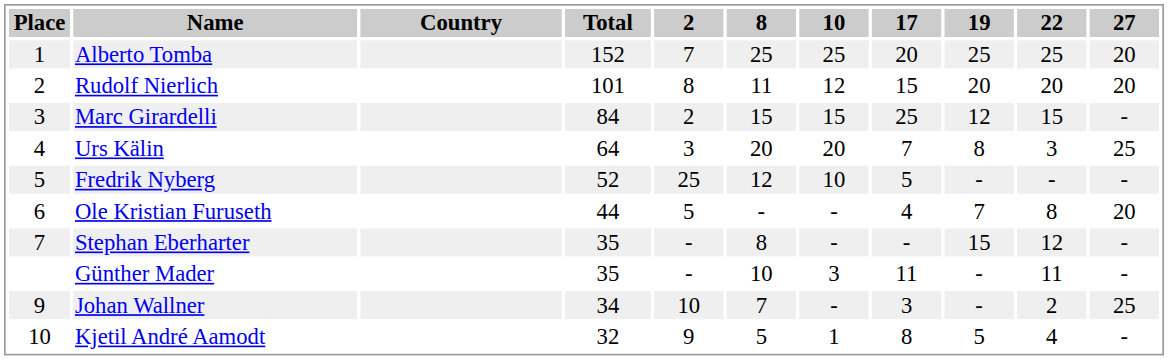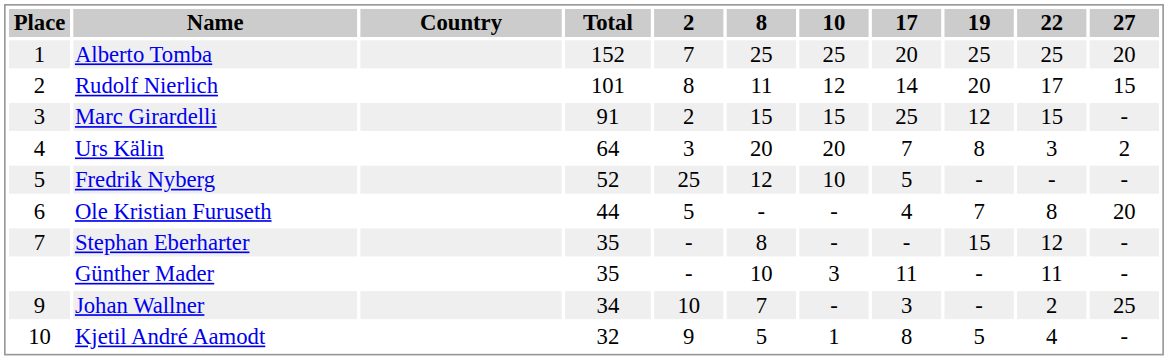(907, 86) 15 -> (907, 86) 14
(1052, 86) 20 -> (1052, 86) 17
(1124, 86) 20 -> (1124, 86) 15
(608, 117) 84 -> (608, 117) 91
(1124, 148) 25 -> (1124, 148) 2
